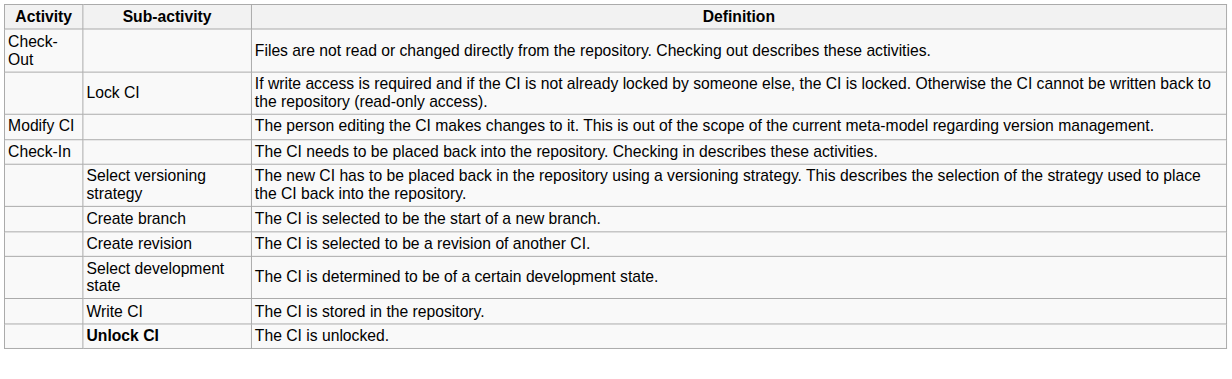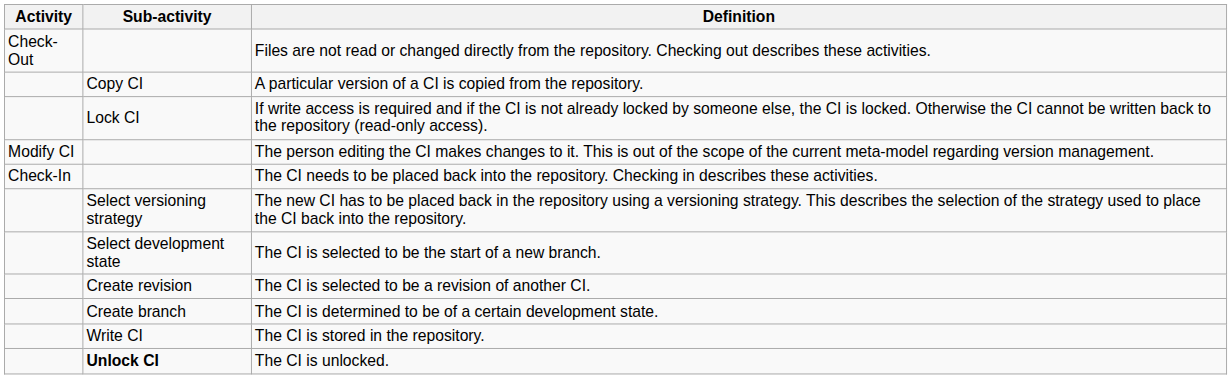+ row: (449, 84)
(136, 219) Create branch -> (155, 252) Select development state
(155, 277) Select development state -> (136, 311) Create branch
